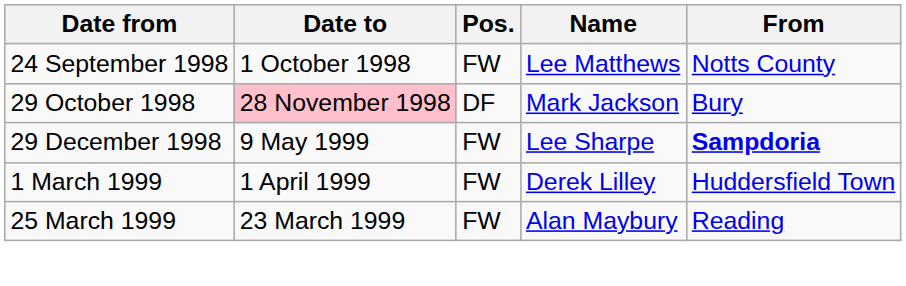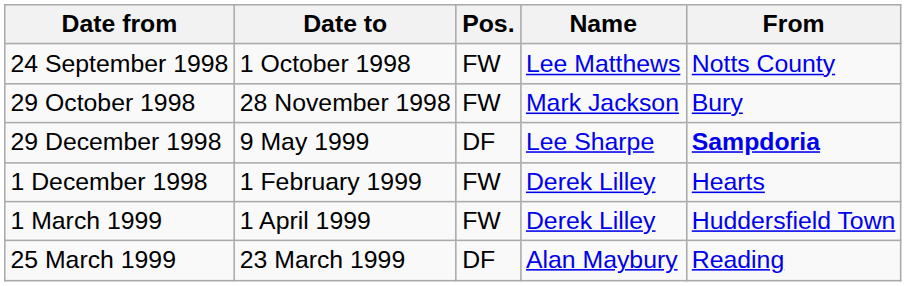(345, 102) pink background -> (345, 102) no background
(479, 102) DF -> (481, 102) FW
(481, 142) FW -> (479, 142) DF
+ row: (109, 181)
(481, 220) FW -> (479, 260) DF
